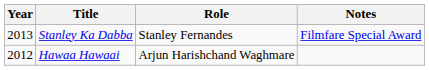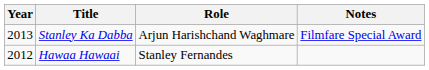(186, 34) Stanley Fernandes -> (217, 34) Arjun Harishchand Waghmare
(217, 55) Arjun Harishchand Waghmare -> (186, 55) Stanley Fernandes
